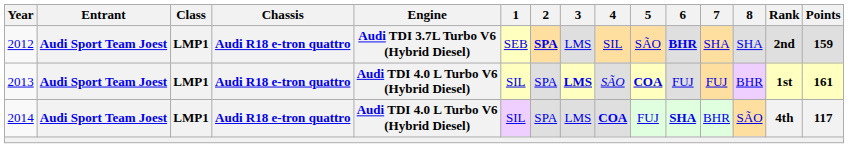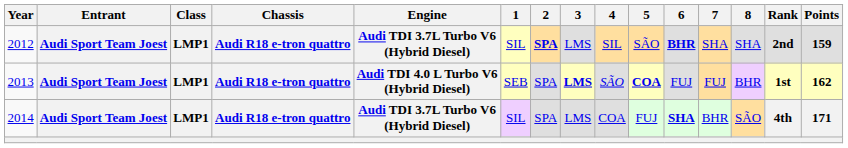(516, 44) SEB -> (516, 44) SIL
(516, 80) SIL -> (516, 80) SEB
(823, 80) 161 -> (822, 80) 162
(427, 117) Audi TDI 4.0 L Turbo V6 (Hybrid Diesel) -> (427, 117) Audi TDI 3.7L Turbo V6 (Hybrid Diesel)
(613, 117) bold -> (612, 117) normal
(823, 117) 117 -> (822, 117) 171
